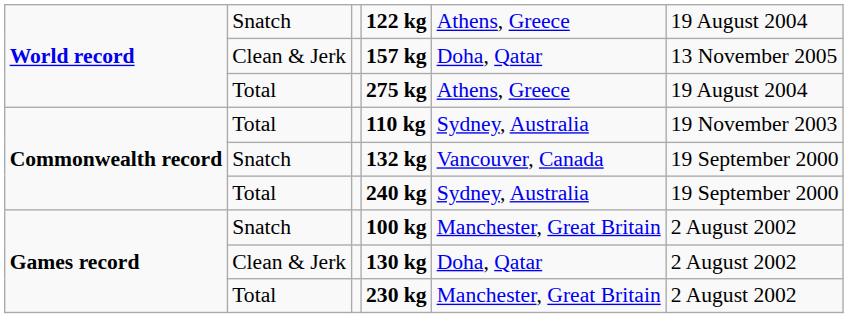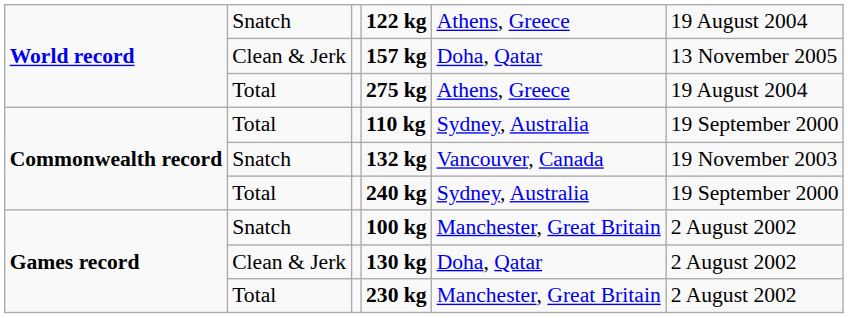(754, 124) 19 November 2003 -> (755, 124) 19 September 2000
(755, 158) 19 September 2000 -> (754, 158) 19 November 2003
